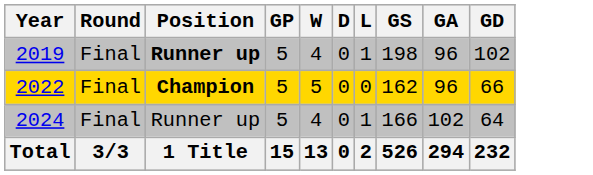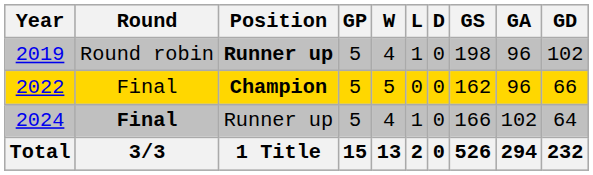columns swapped: (344, 21) <-> (366, 21)
(111, 54) Final -> (147, 54) Round robin
(111, 120) normal -> (147, 120) bold
